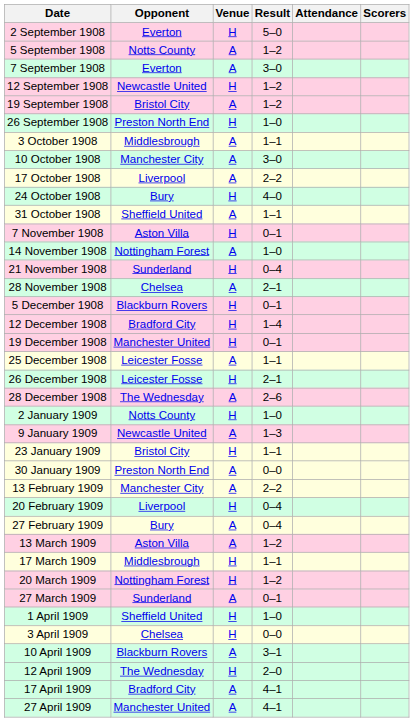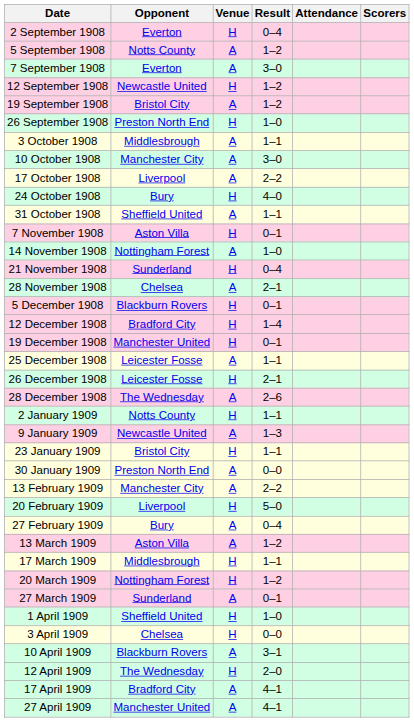(272, 31) 5–0 -> (272, 31) 0–4
(272, 415) 1–0 -> (272, 415) 1–1
(272, 506) 0–4 -> (272, 506) 5–0
